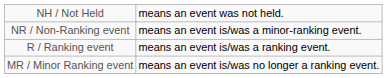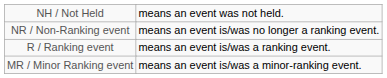(250, 31) means an event is/was a minor-ranking event. -> (259, 31) means an event is/was no longer a ranking event.
(259, 65) means an event is/was no longer a ranking event. -> (250, 65) means an event is/was a minor-ranking event.
